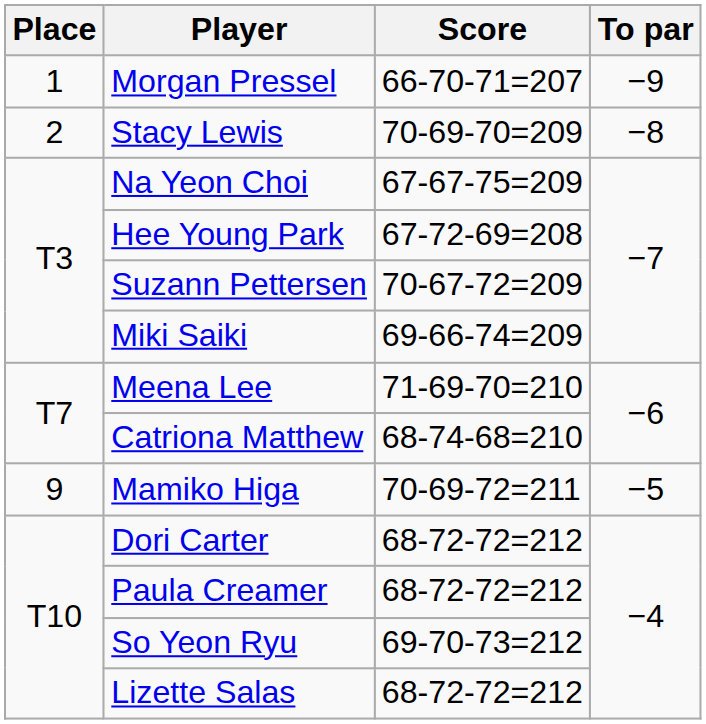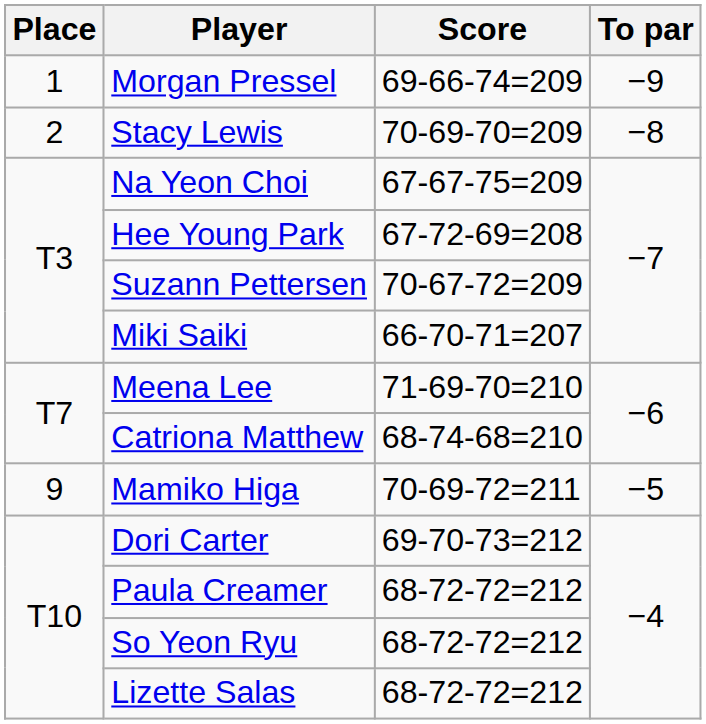(482, 81) 66-70-71=207 -> (482, 81) 69-66-74=209
(482, 336) 69-66-74=209 -> (482, 336) 66-70-71=207
(482, 540) 68-72-72=212 -> (482, 540) 69-70-73=212
(482, 642) 69-70-73=212 -> (482, 642) 68-72-72=212
